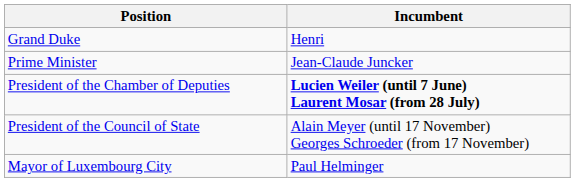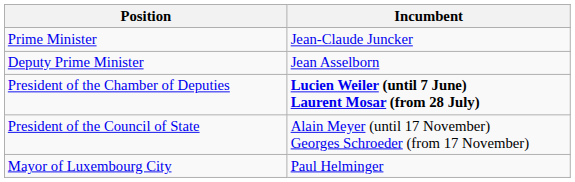- row: (44, 39)
+ row: (76, 62)
